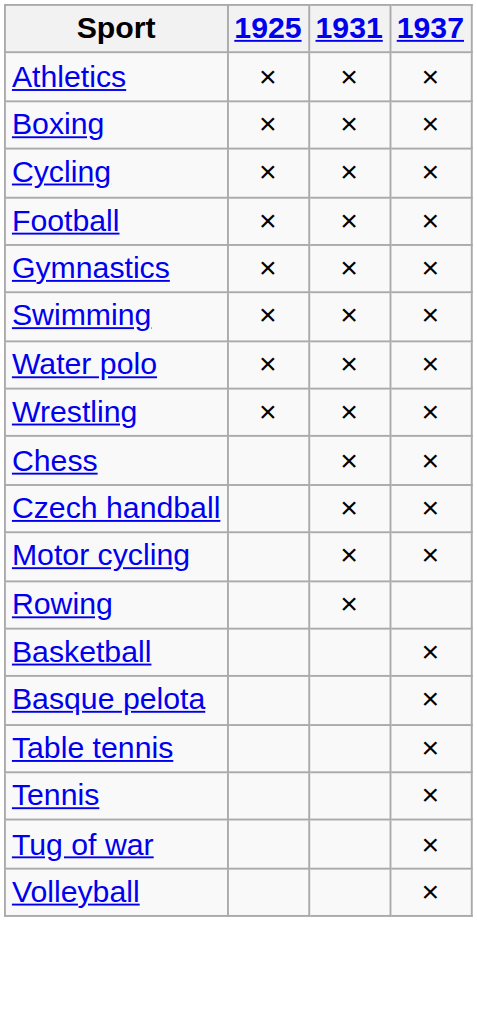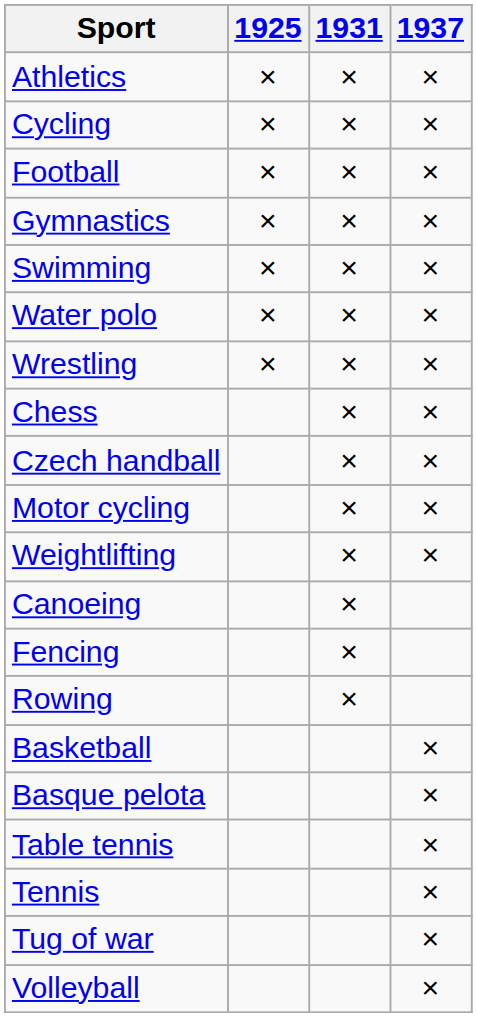- row: (58, 124)
+ row: (94, 556)
+ row: (77, 603)
+ row: (66, 651)
